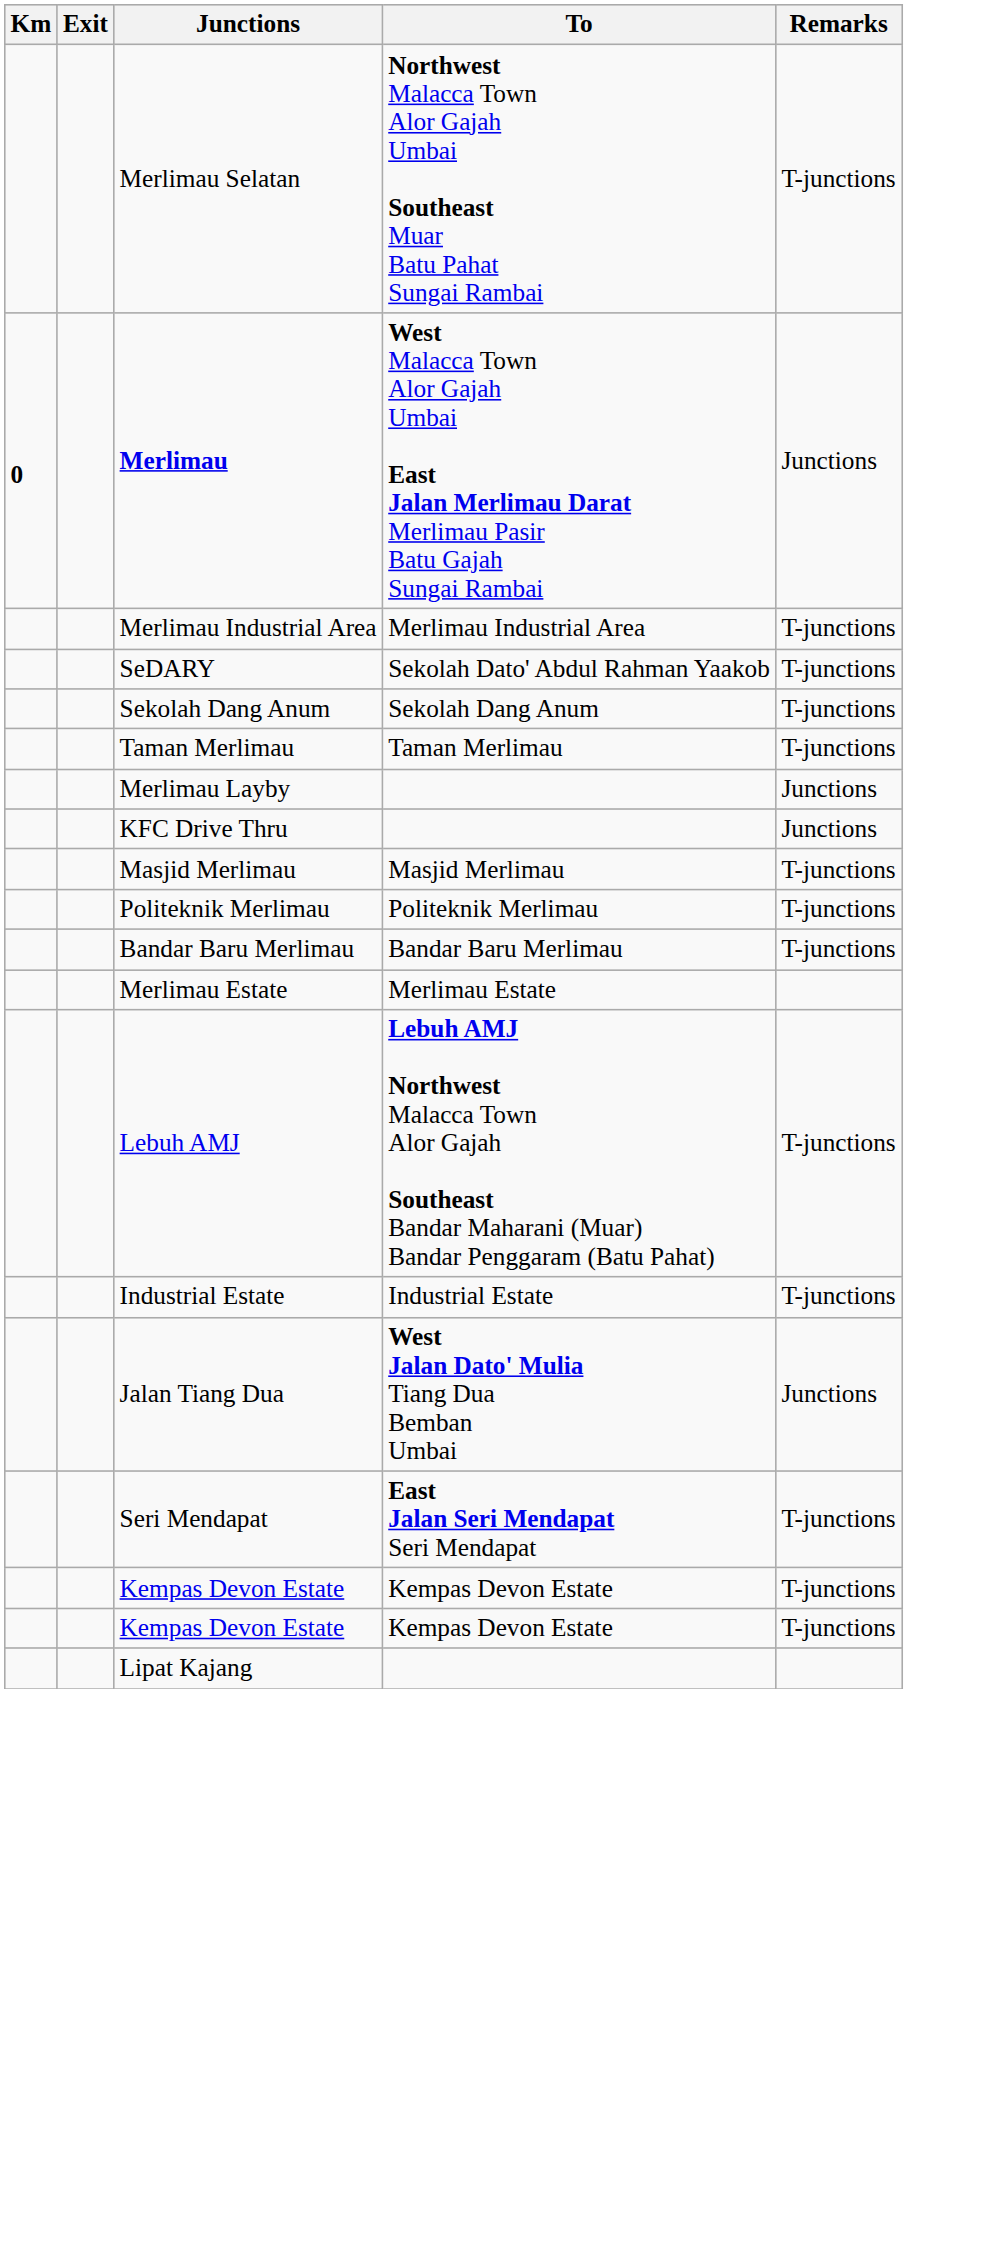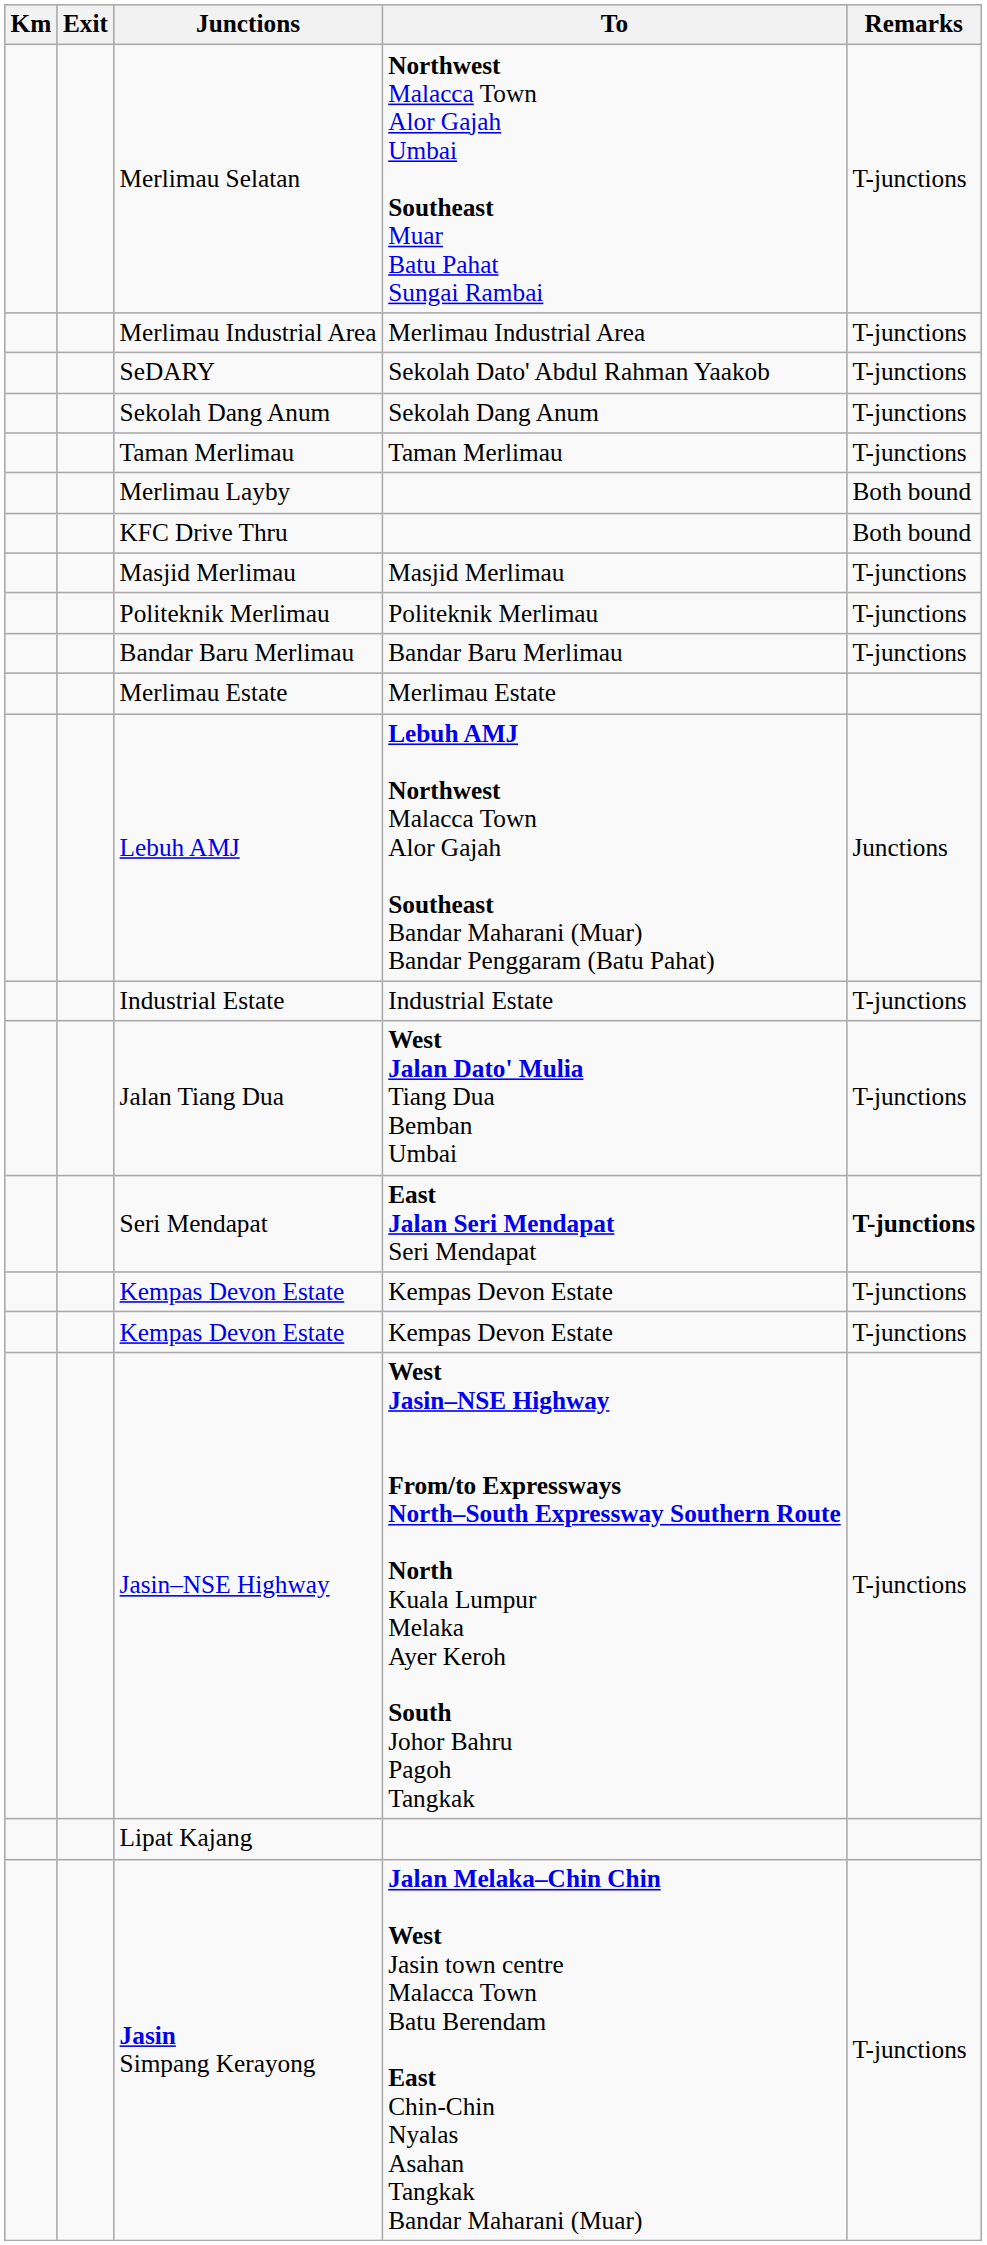- row: (174, 460)
(829, 788) Junctions -> (912, 492) Both bound
(829, 828) Junctions -> (912, 532) Both bound
(839, 1142) T-junctions -> (900, 846) Junctions
(829, 1393) Junctions -> (910, 1097) T-junctions
(839, 1519) normal -> (914, 1223) bold
+ row: (225, 1585)
+ row: (218, 2049)
